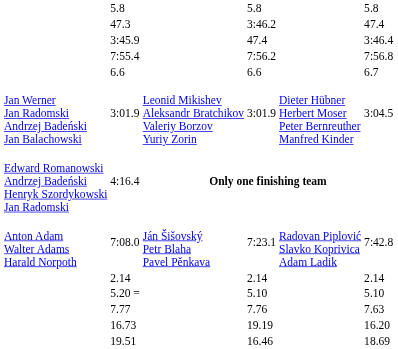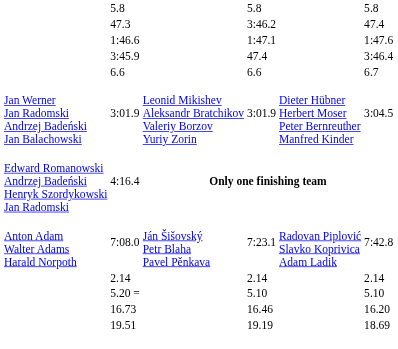+ row: (125, 40)
- row: (125, 56)
- row: (120, 309)
(260, 325) 19.19 -> (260, 309) 16.46
(260, 341) 16.46 -> (260, 325) 19.19
